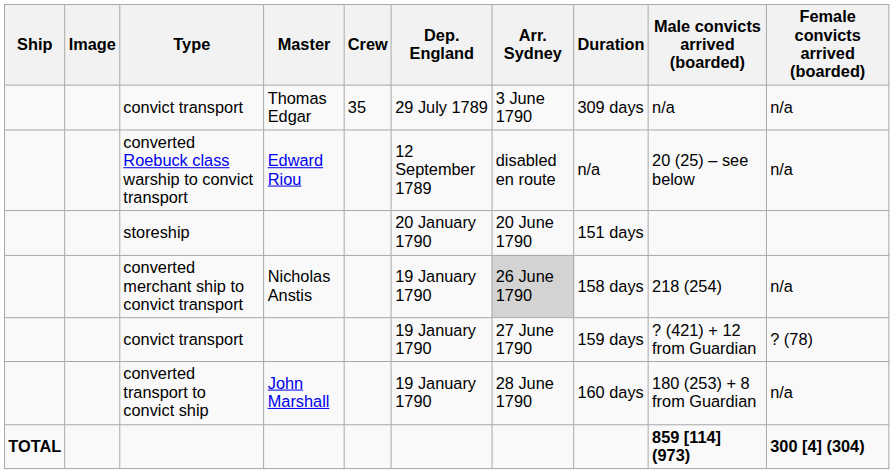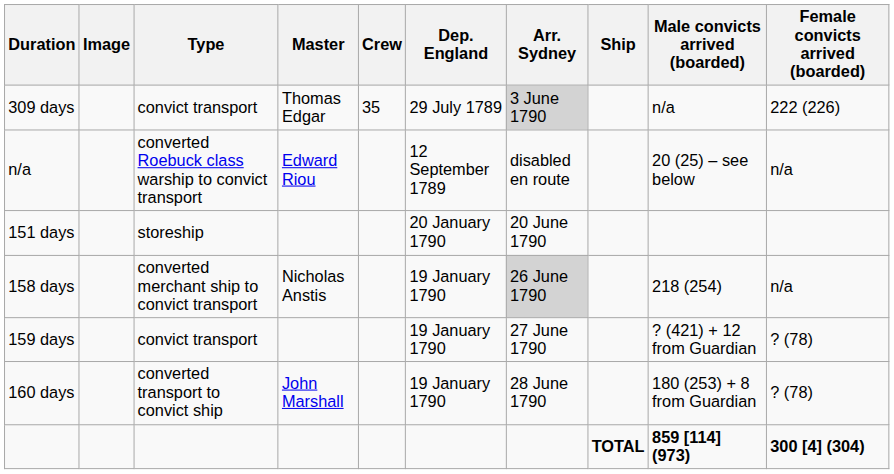columns swapped: (35, 44) <-> (611, 44)
(520, 107) no background -> (534, 107) lightgrey background
(782, 107) n/a -> (805, 107) 222 (226)
(782, 393) n/a -> (792, 393) ? (78)
